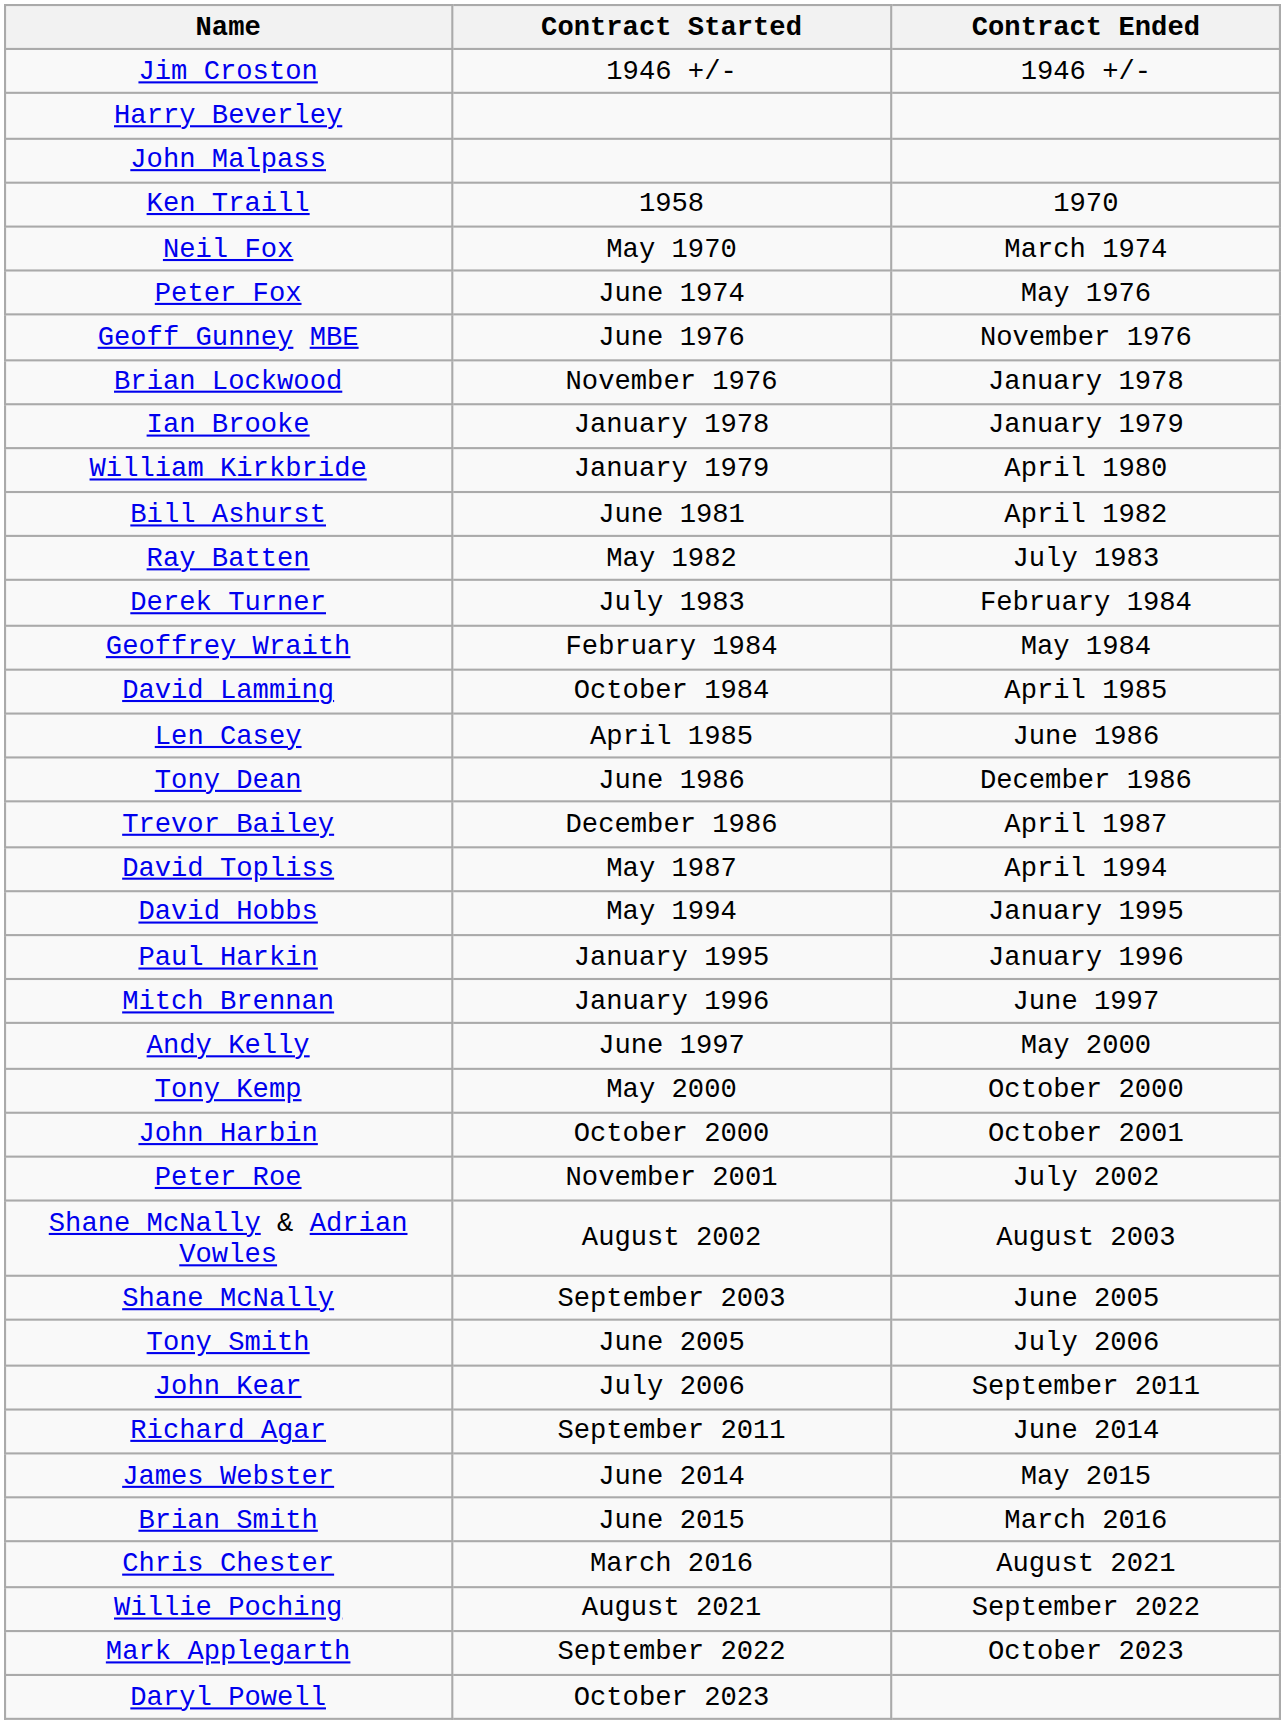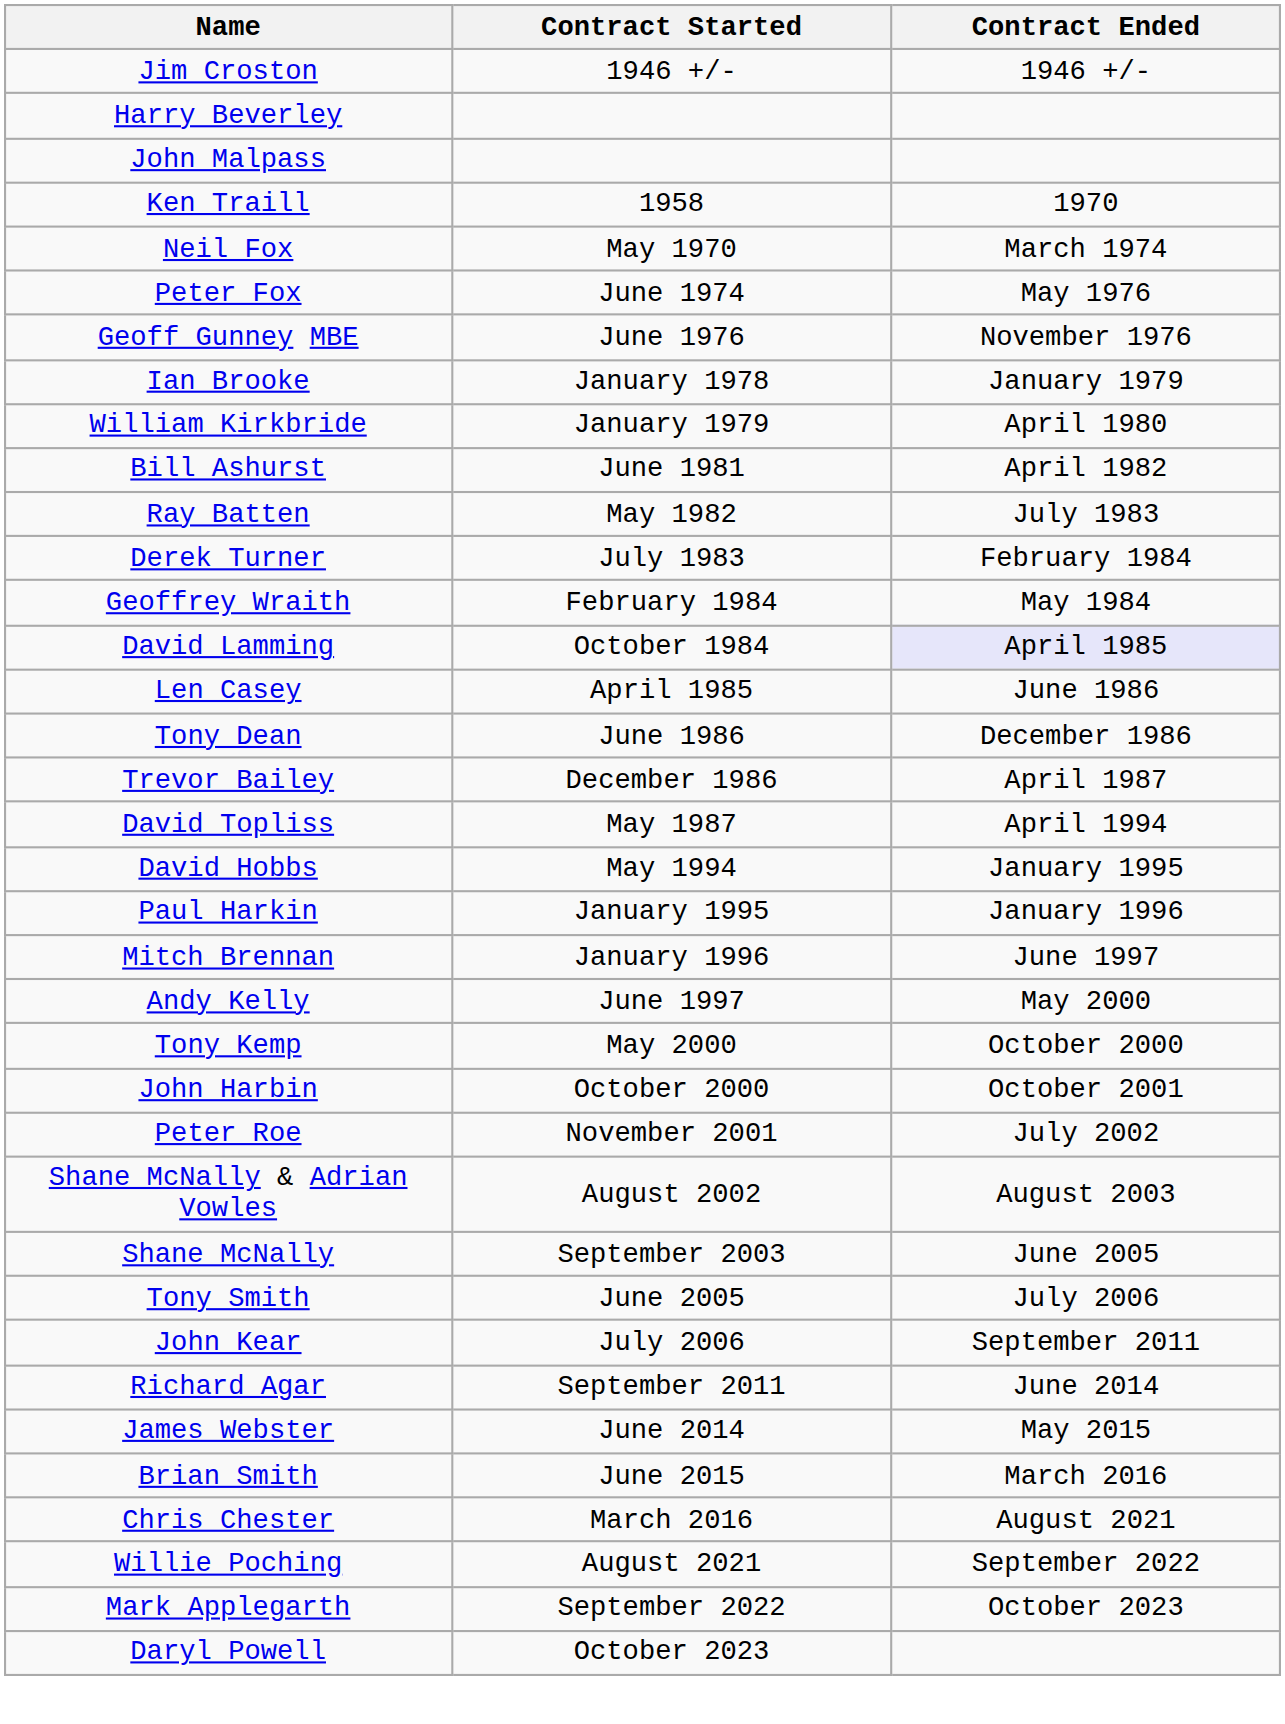- row: (228, 381)
(1086, 691) no background -> (1086, 647) lavender background
